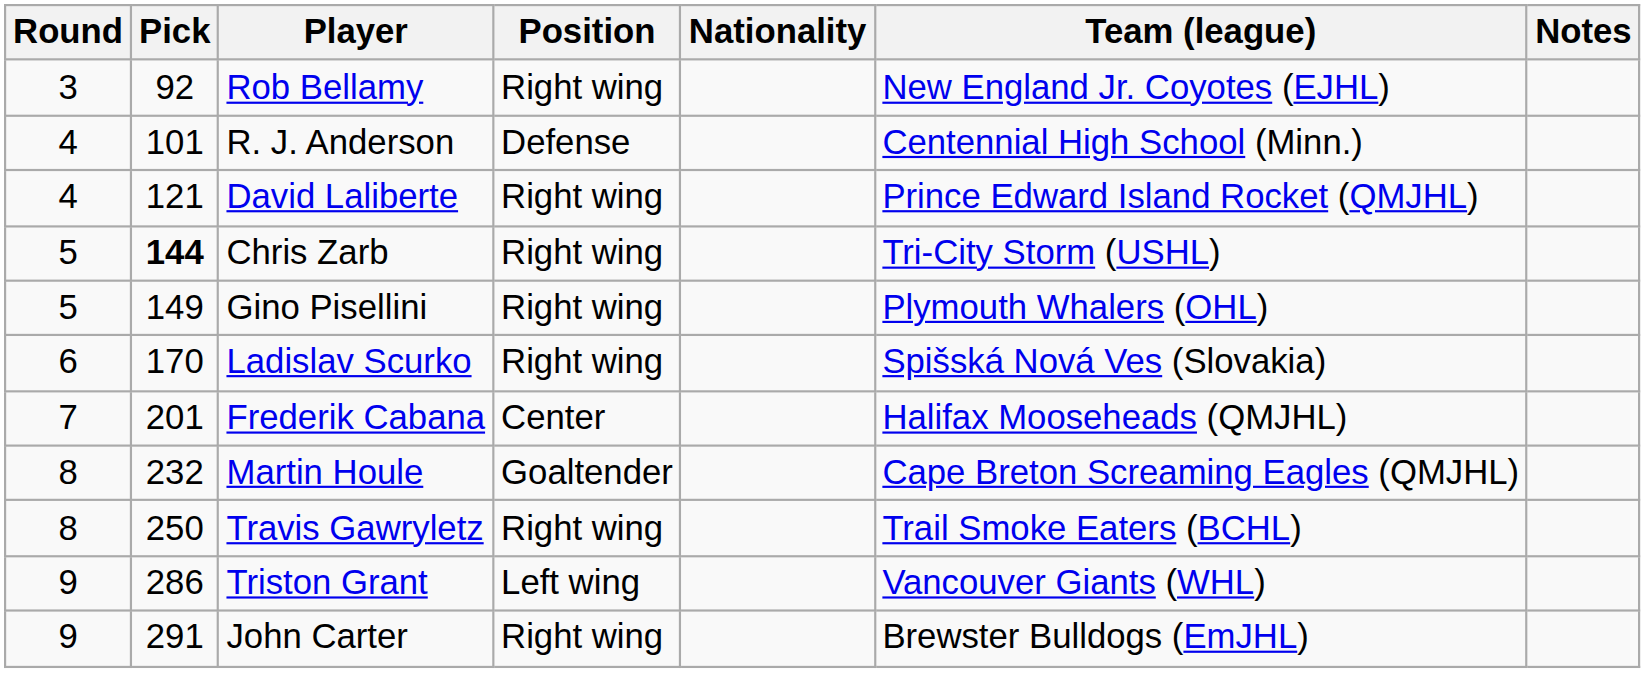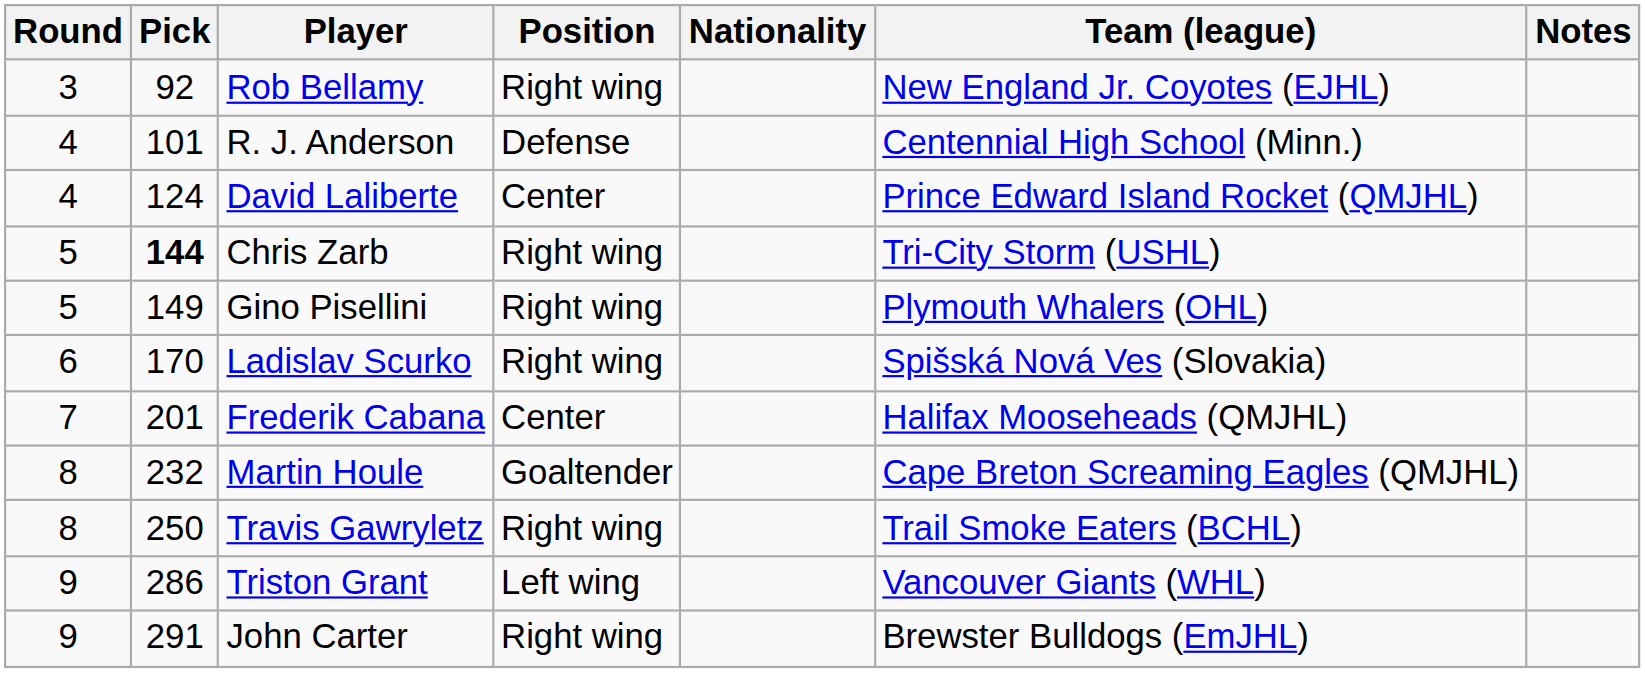(175, 197) 121 -> (175, 197) 124
(582, 197) Right wing -> (553, 197) Center
